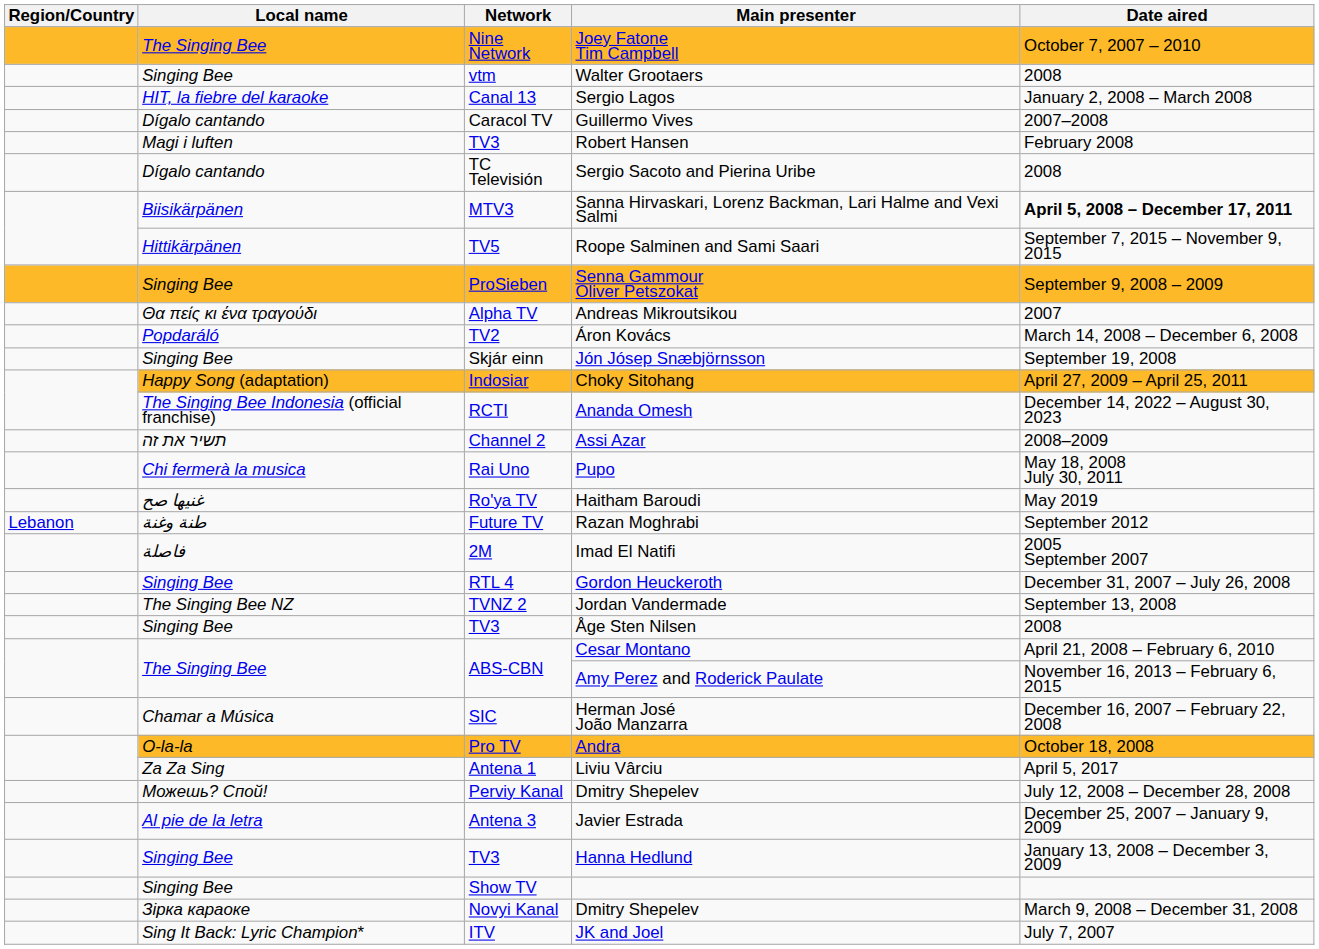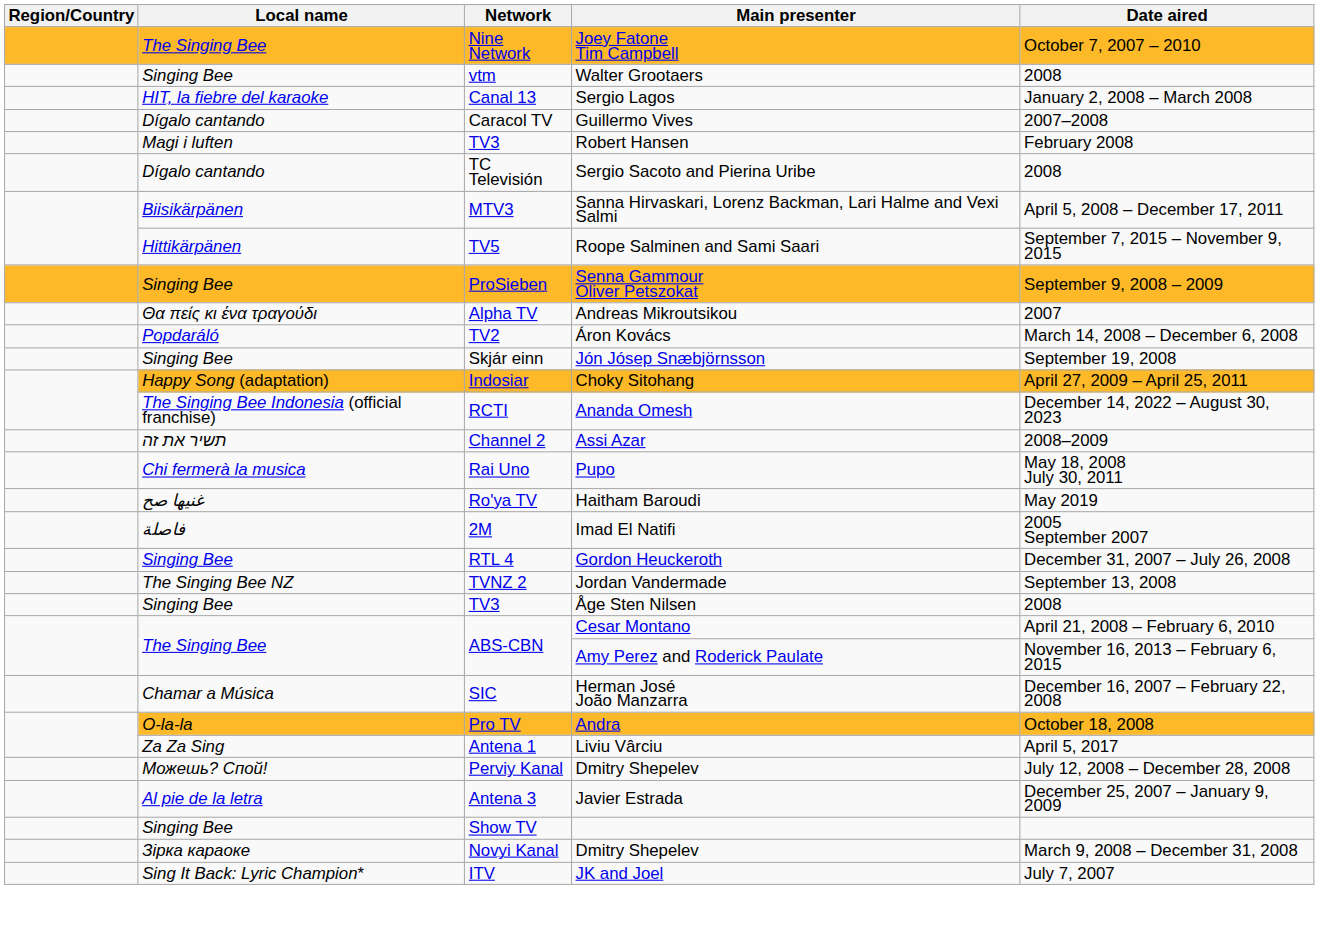(1158, 209) bold -> (1154, 209) normal
- row: (506, 522)
- row: (484, 858)
